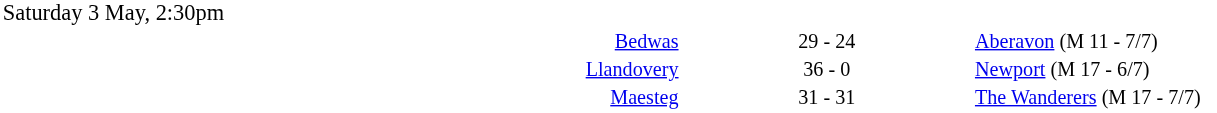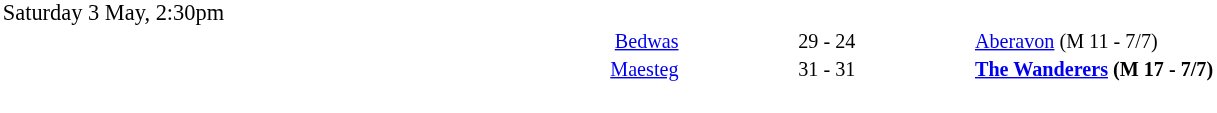- row: (632, 69)
(1088, 97) normal -> (1094, 69) bold
